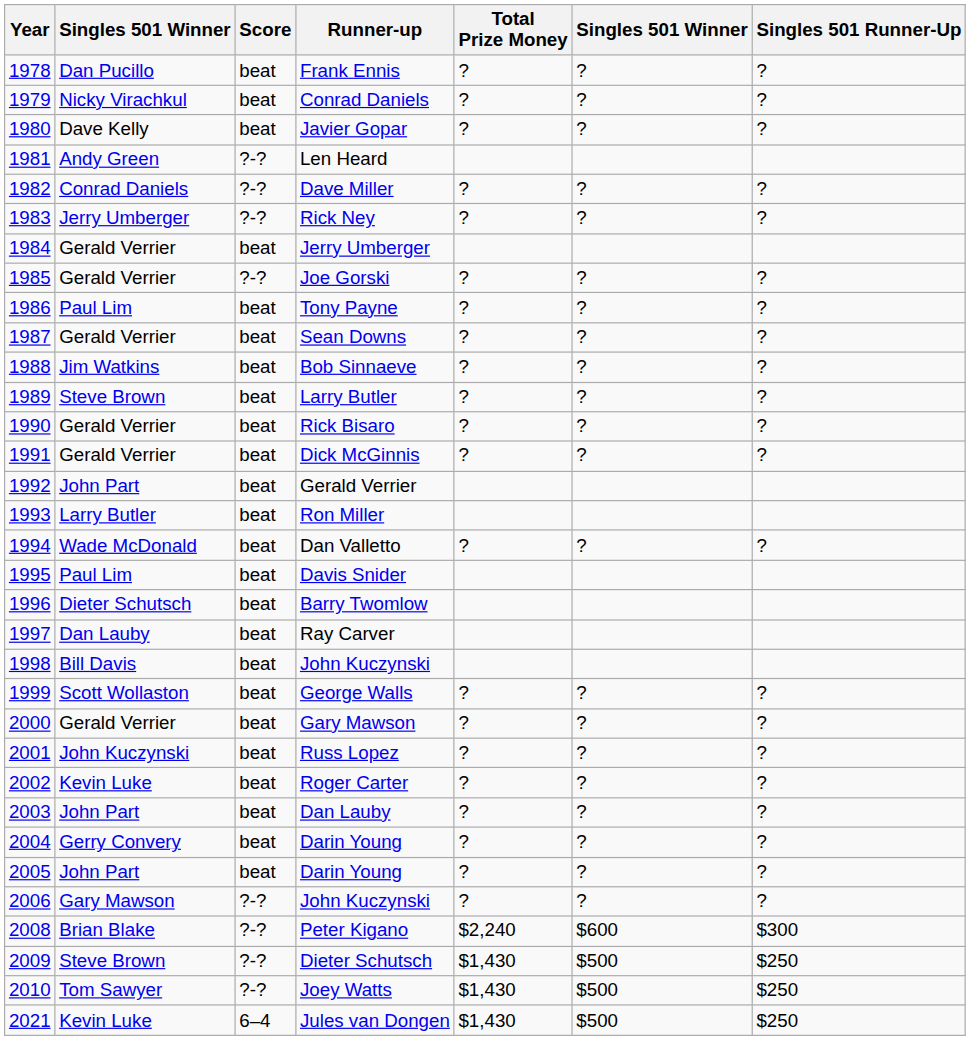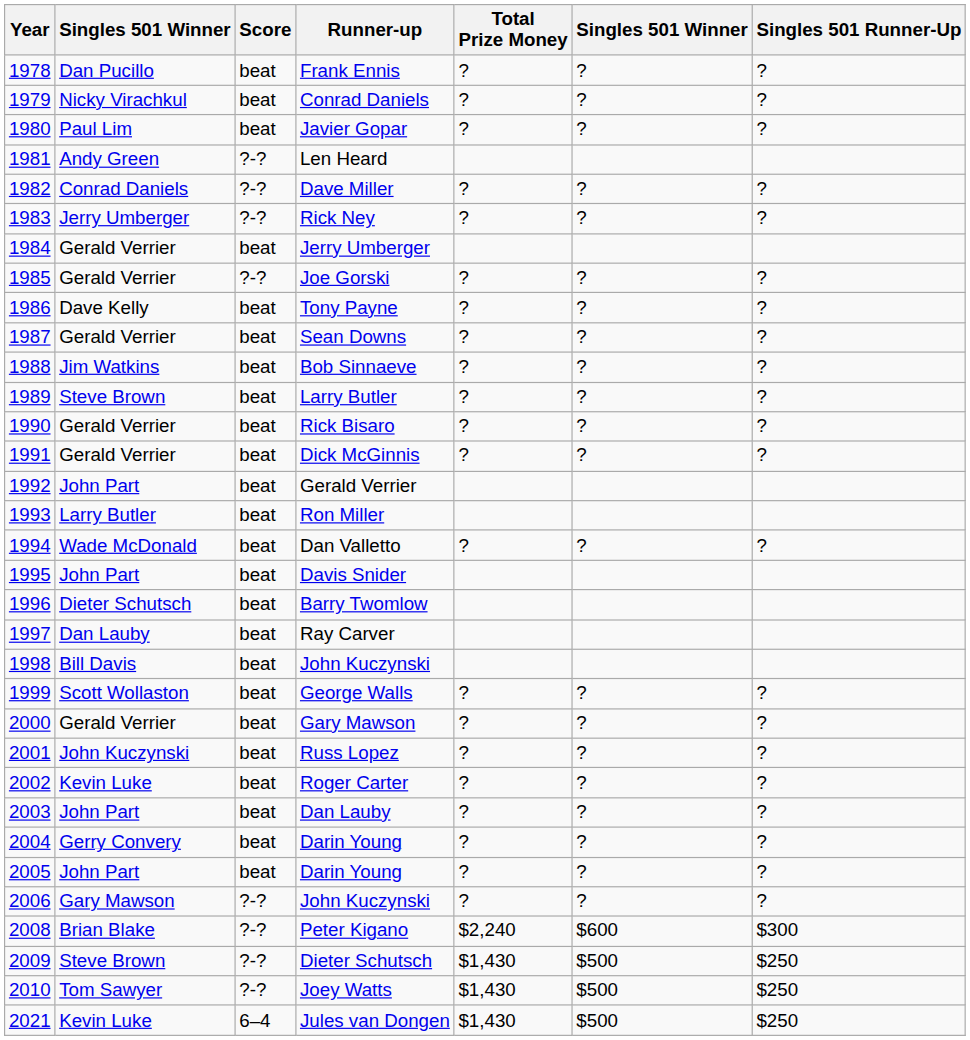(104, 129) Dave Kelly -> (96, 129) Paul Lim
(96, 307) Paul Lim -> (104, 307) Dave Kelly
(96, 574) Paul Lim -> (99, 574) John Part
